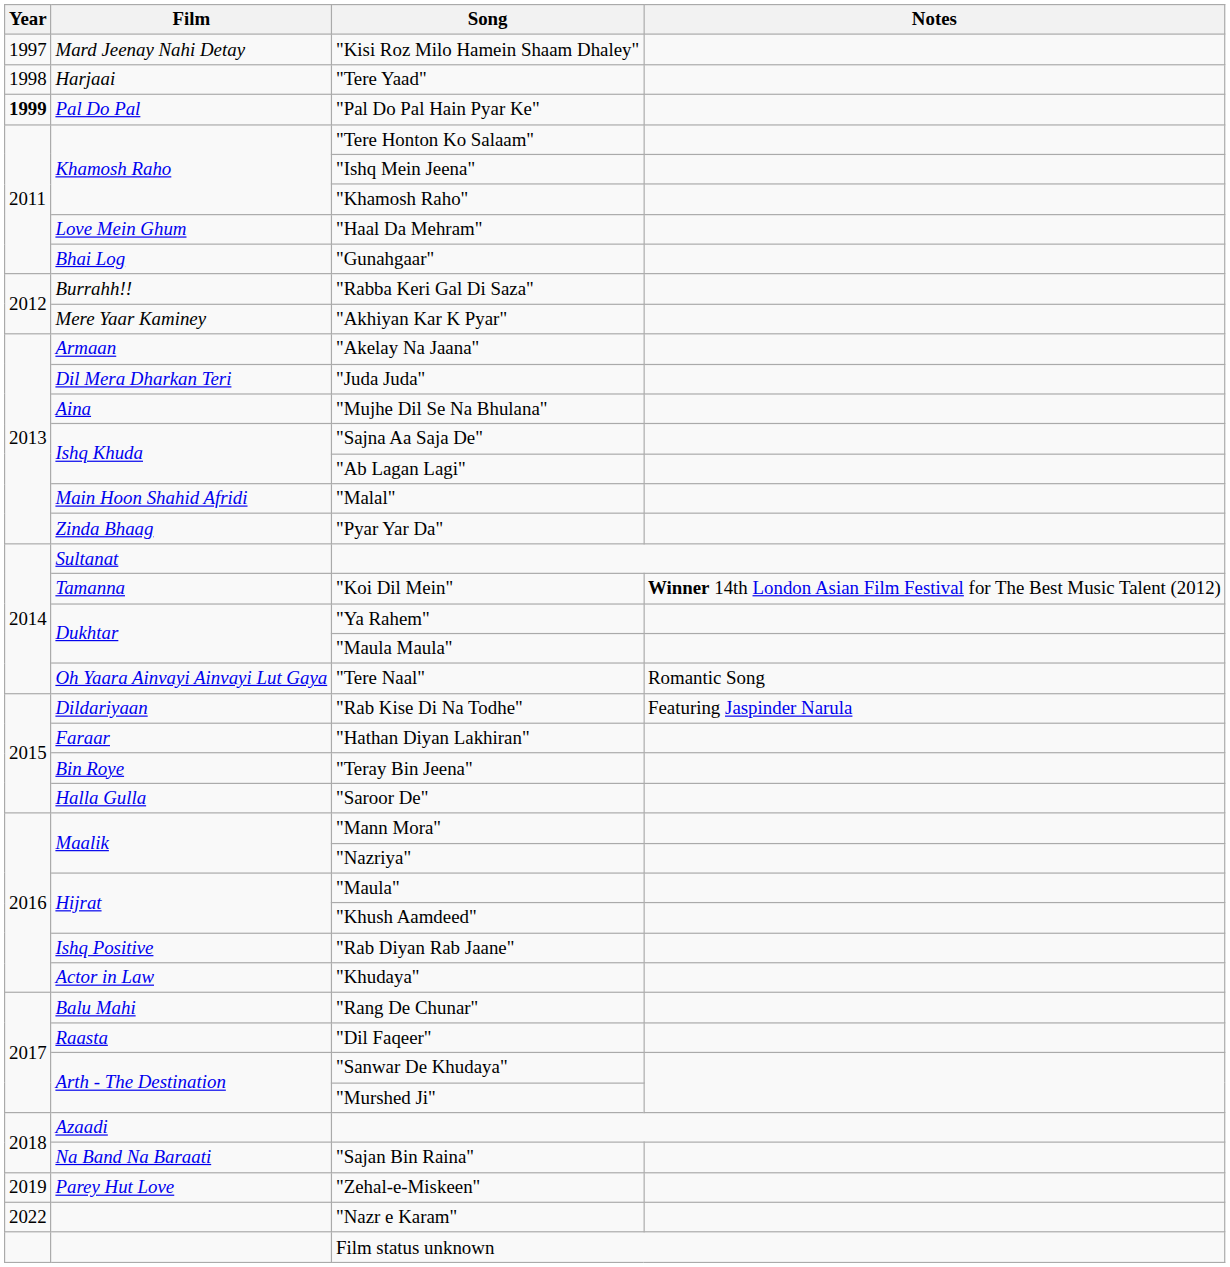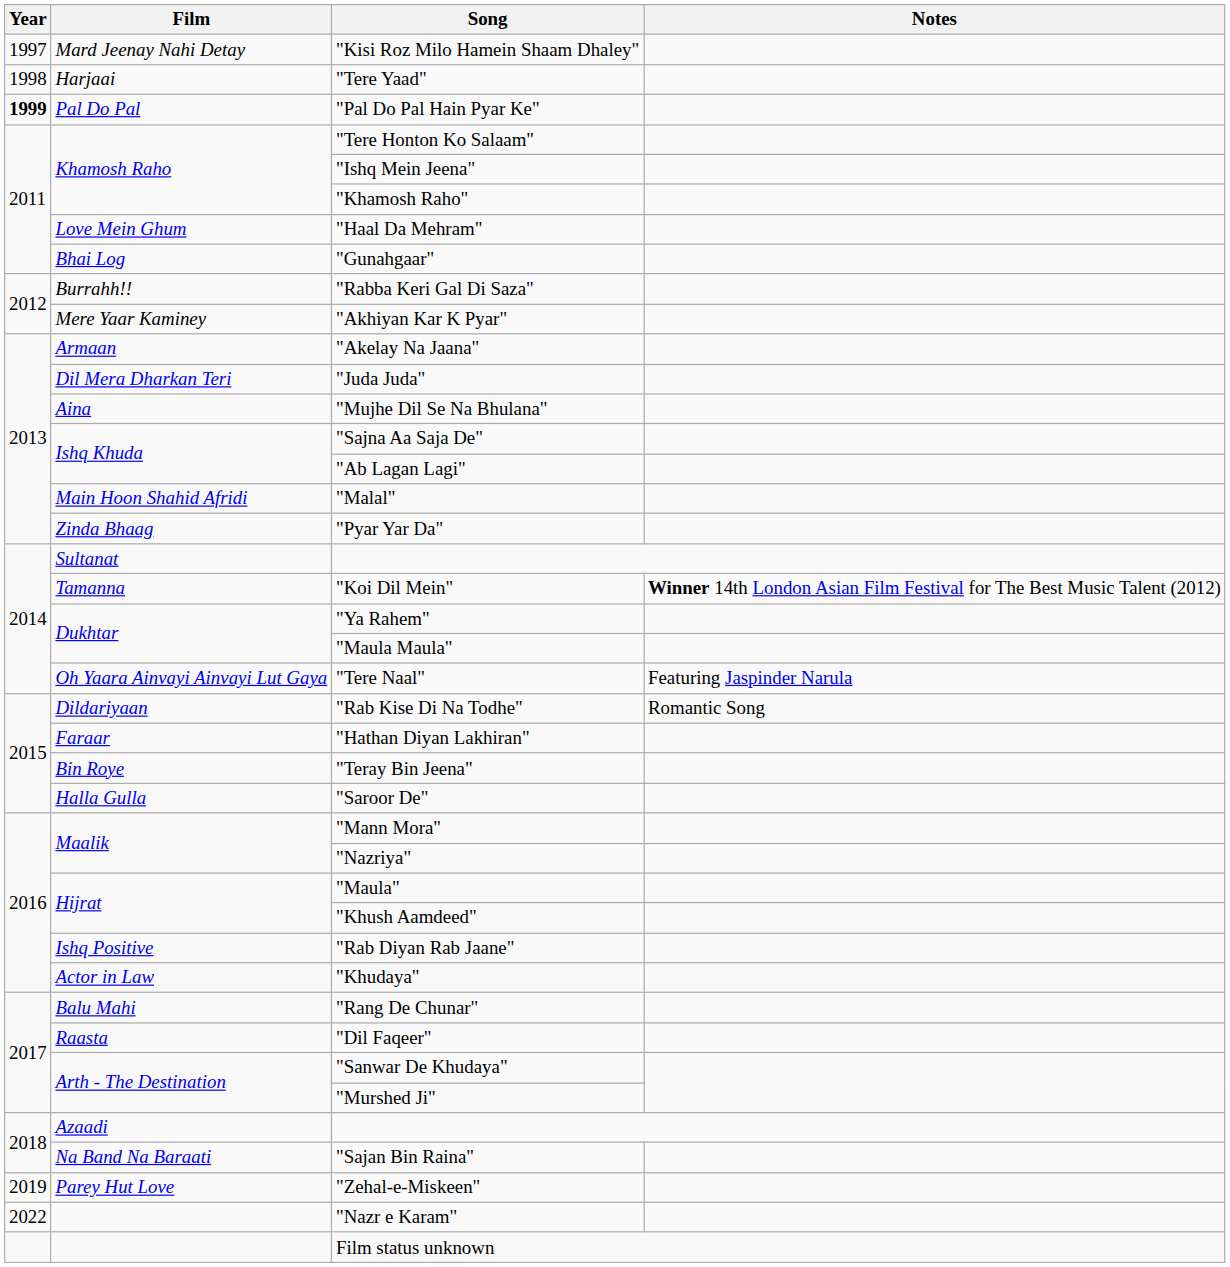(706, 678) Romantic Song -> (750, 678) Featuring Jaspinder Narula
(750, 708) Featuring Jaspinder Narula -> (706, 708) Romantic Song
